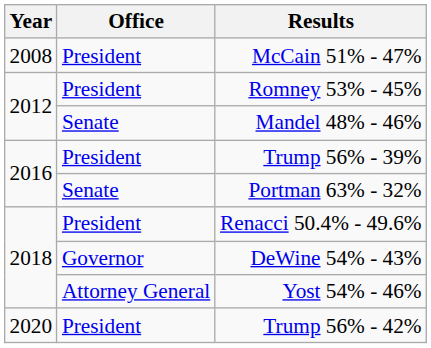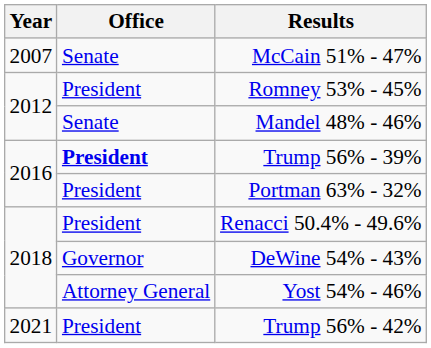(31, 55) 2008 -> (31, 55) 2007
(102, 55) President -> (90, 55) Senate
(102, 156) normal -> (105, 156) bold
(90, 190) Senate -> (102, 190) President
(31, 325) 2020 -> (31, 325) 2021
